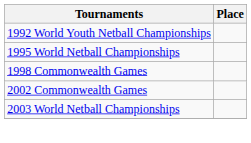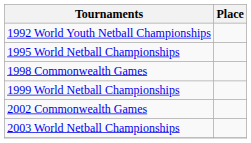+ row: (93, 90)
